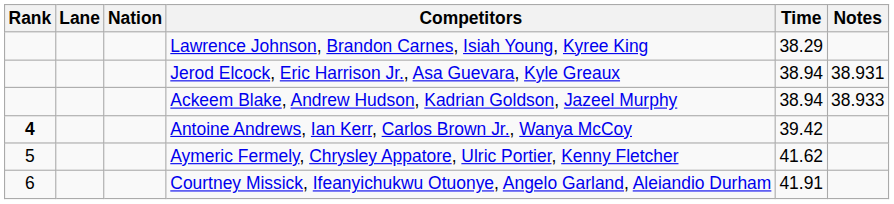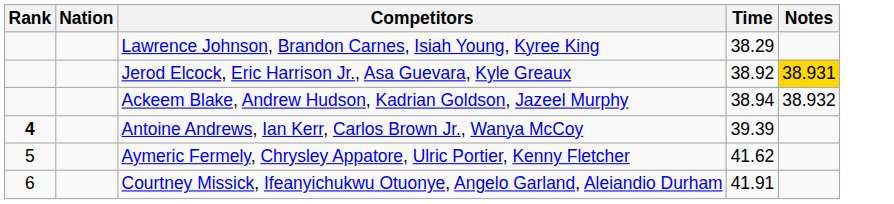- column: (80, 18)
(801, 73) 38.94 -> (752, 73) 38.92
(858, 73) no background -> (809, 73) gold background
(858, 101) 38.933 -> (809, 101) 38.932
(801, 128) 39.42 -> (752, 128) 39.39
